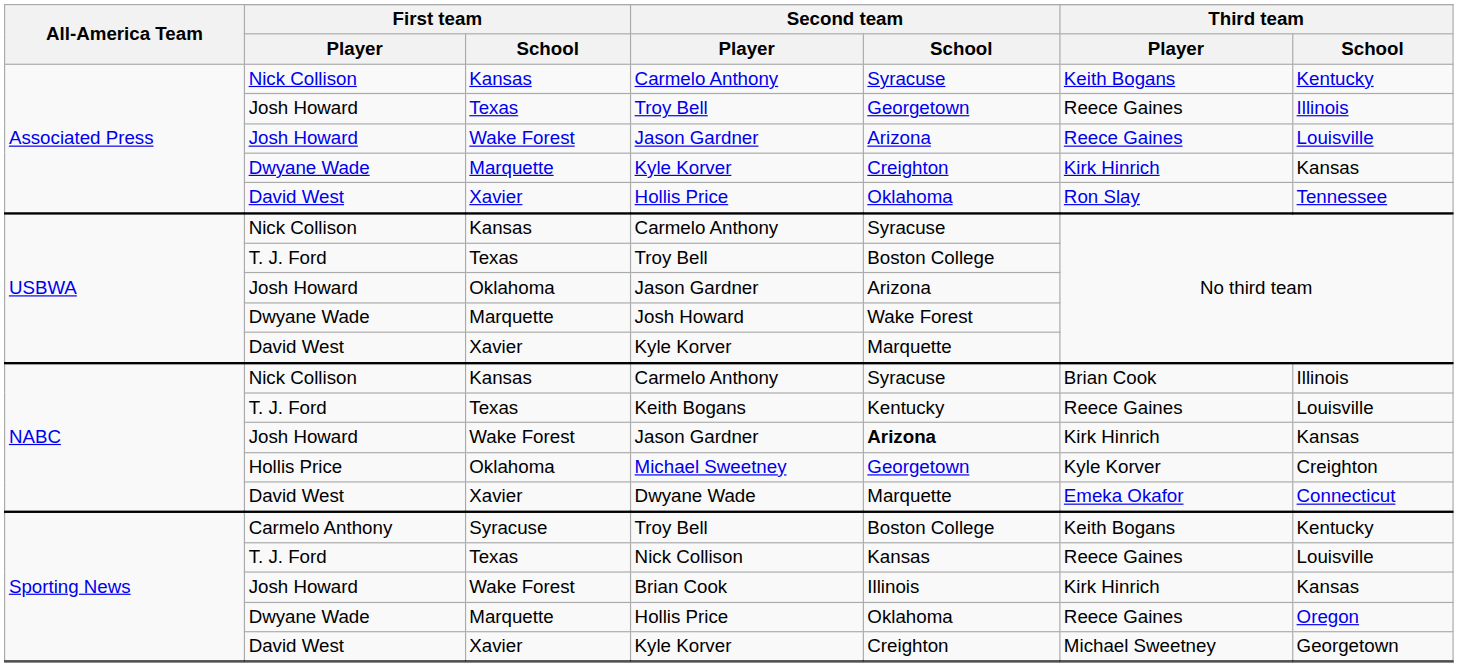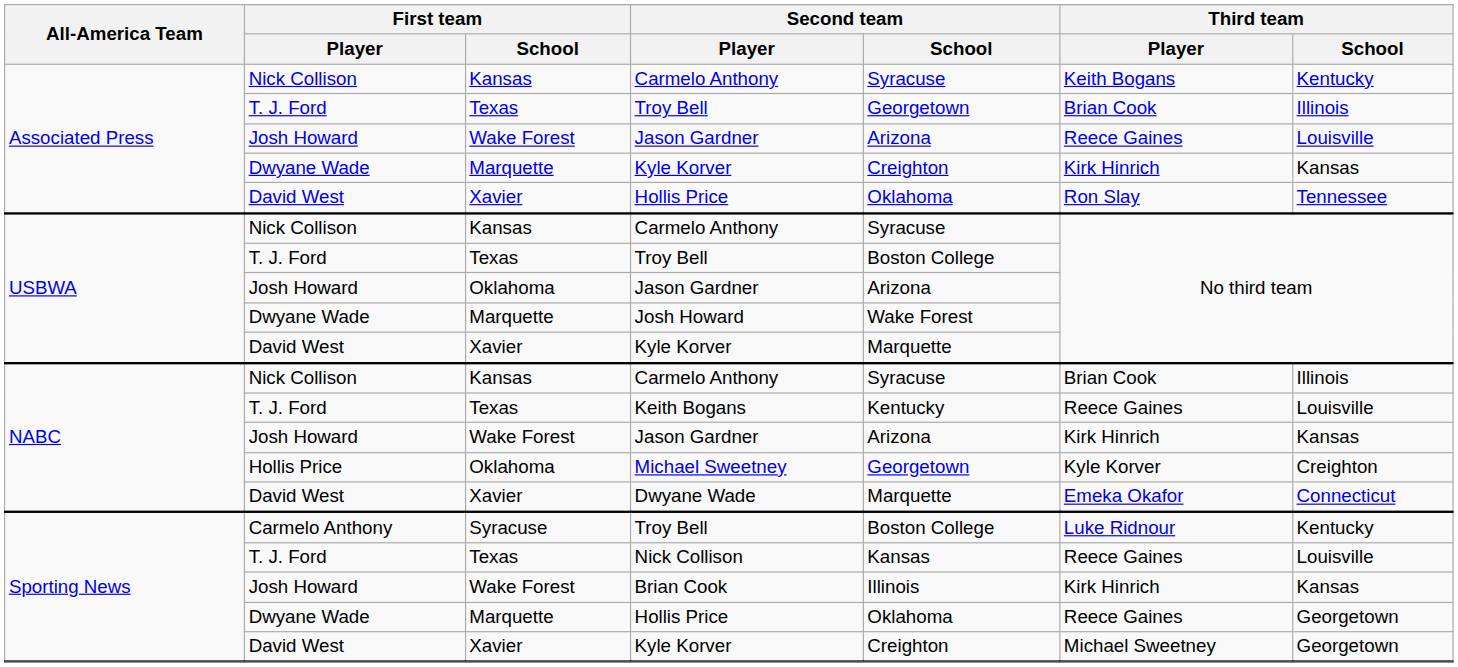(303, 108) Josh Howard -> (288, 108) T. J. Ford
(1123, 108) Reece Gaines -> (1110, 108) Brian Cook
(902, 437) bold -> (899, 437) normal
(1120, 527) Keith Bogans -> (1120, 527) Luke Ridnour
(1328, 616) Oregon -> (1348, 616) Georgetown
